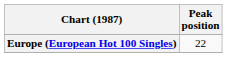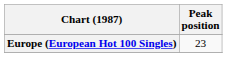(201, 43) 22 -> (201, 43) 23
